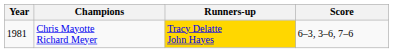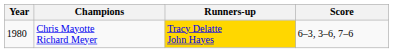(17, 34) 1981 -> (17, 34) 1980
